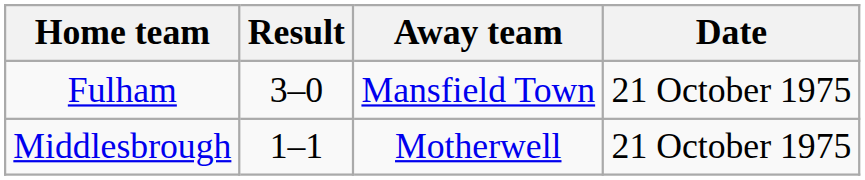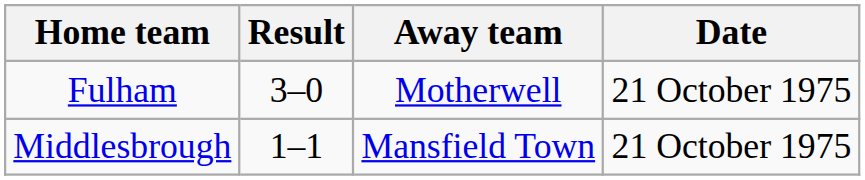(478, 89) Mansfield Town -> (478, 89) Motherwell
(478, 145) Motherwell -> (478, 145) Mansfield Town
